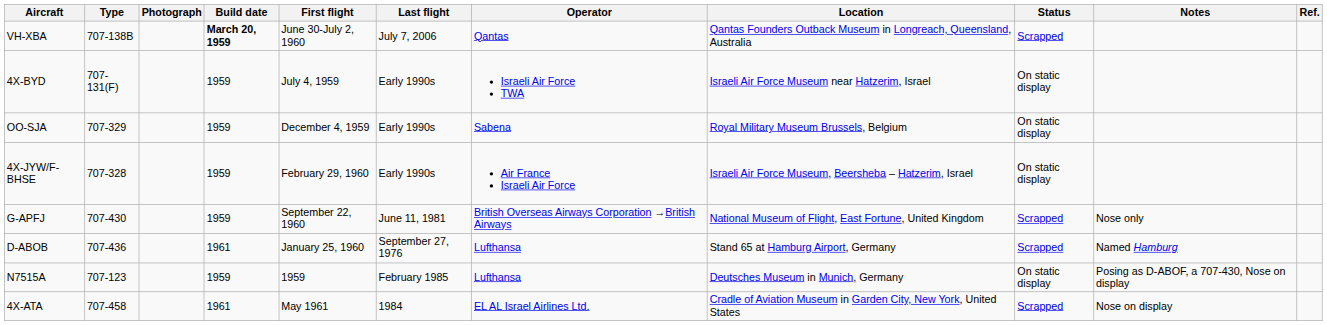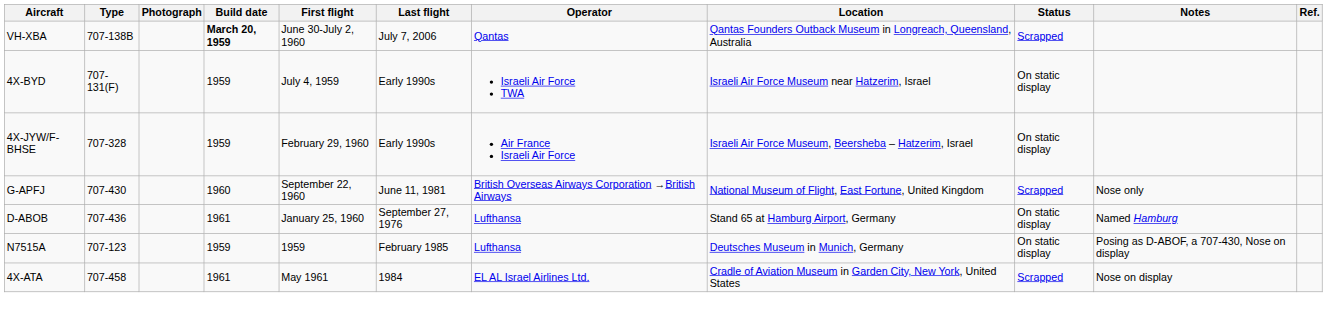- row: (27, 127)
(219, 219) 1959 -> (219, 190) 1960
(1040, 248) Scrapped -> (1039, 219) On static display
